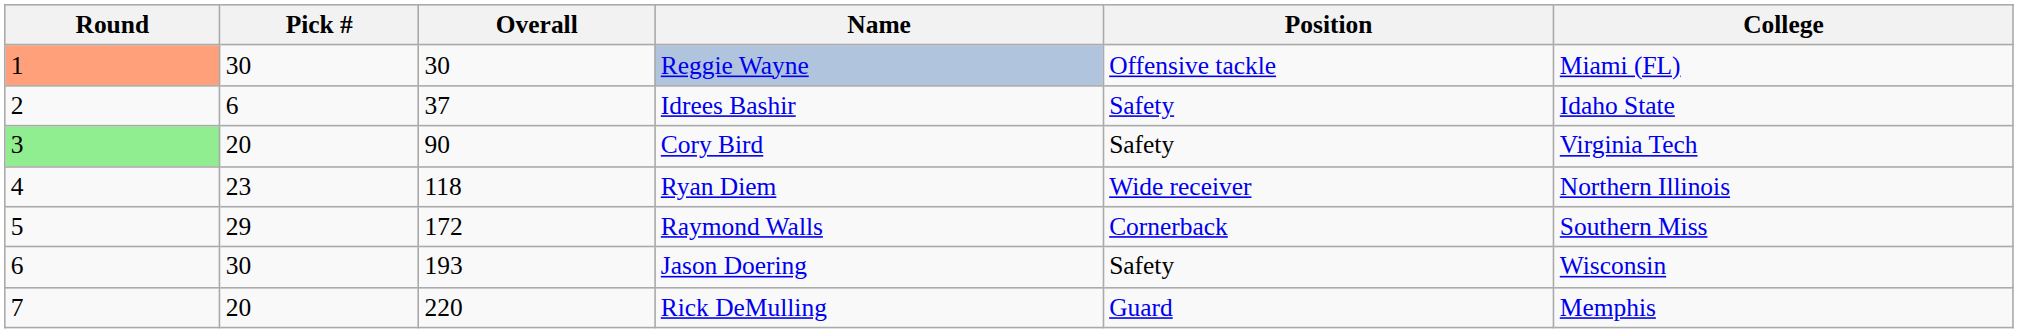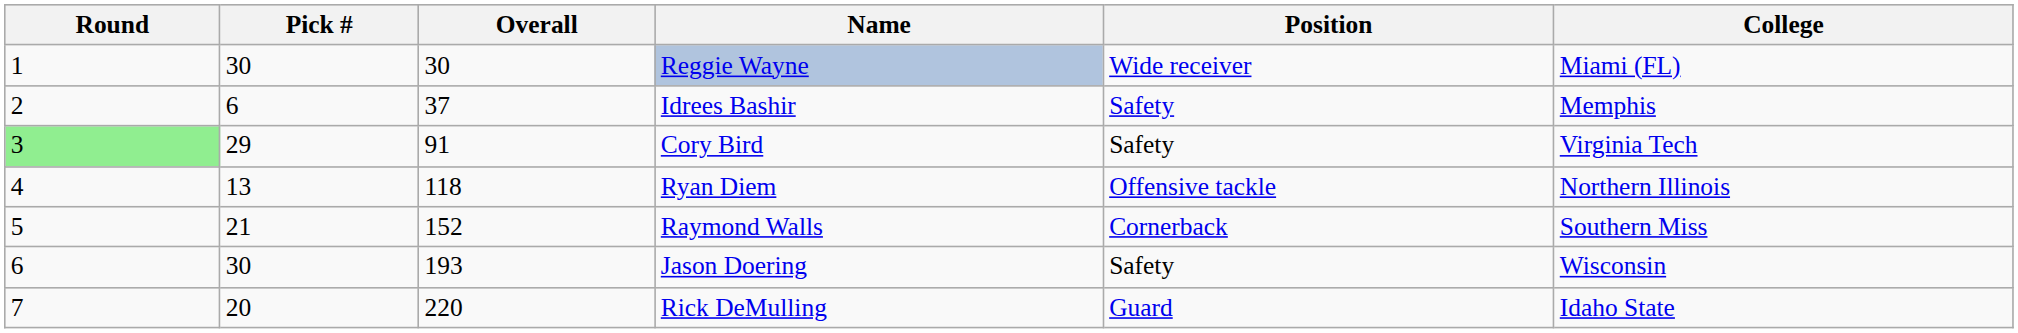(17, 65) lightsalmon background -> (17, 65) no background
(1193, 65) Offensive tackle -> (1180, 65) Wide receiver
(1617, 105) Idaho State -> (1608, 105) Memphis
(238, 145) 20 -> (238, 145) 29
(437, 145) 90 -> (437, 145) 91
(238, 186) 23 -> (238, 186) 13
(1180, 186) Wide receiver -> (1193, 186) Offensive tackle
(238, 226) 29 -> (238, 226) 21
(444, 226) 172 -> (444, 226) 152
(1608, 307) Memphis -> (1617, 307) Idaho State
